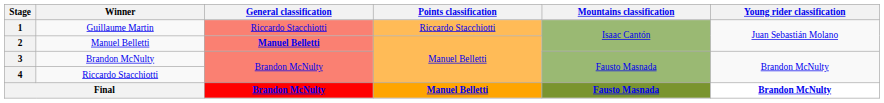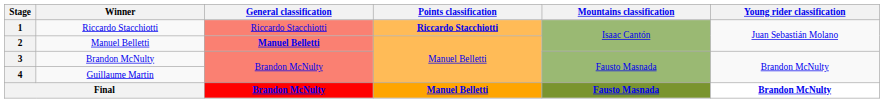(120, 28) Guillaume Martin -> (120, 28) Riccardo Stacchiotti
(457, 28) normal -> (457, 28) bold
(120, 75) Riccardo Stacchiotti -> (120, 75) Guillaume Martin
